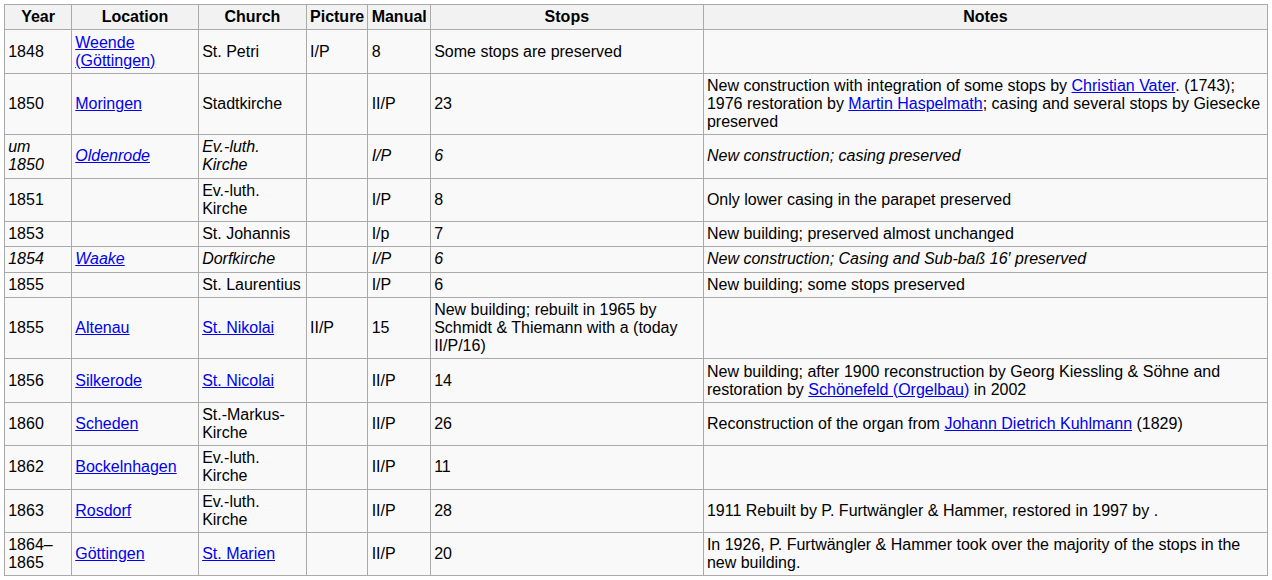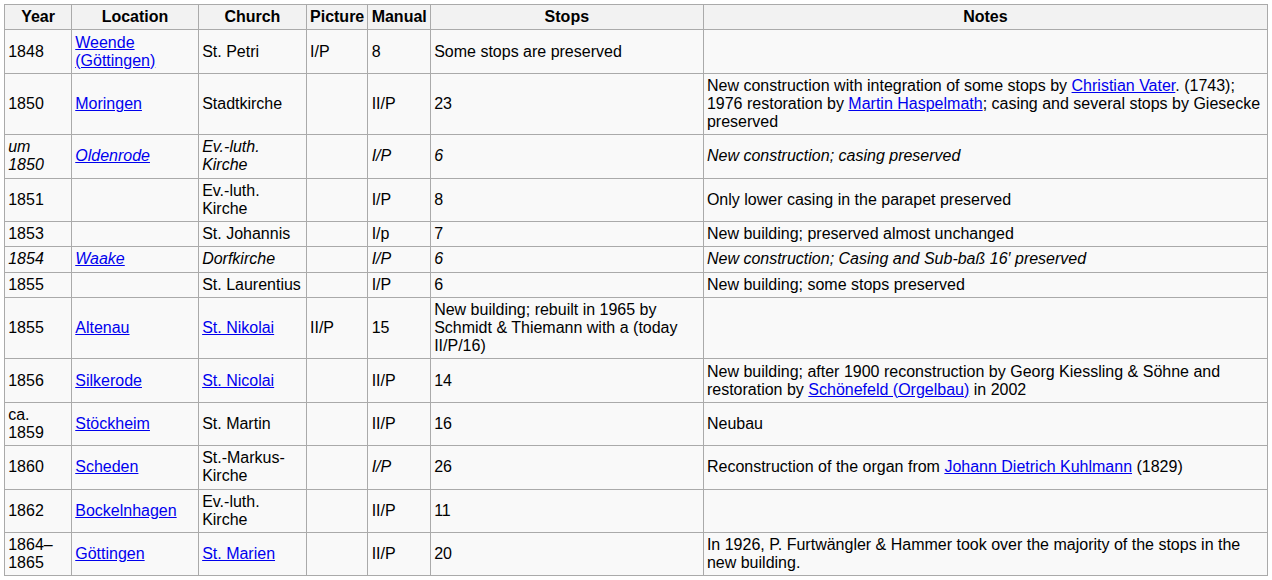+ row: (26, 423)
(384, 423) II/P -> (381, 467) I/P
- row: (26, 510)
